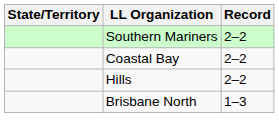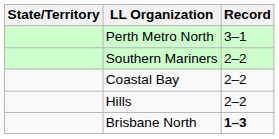+ row: (160, 36)
(235, 101) normal -> (235, 123) bold
